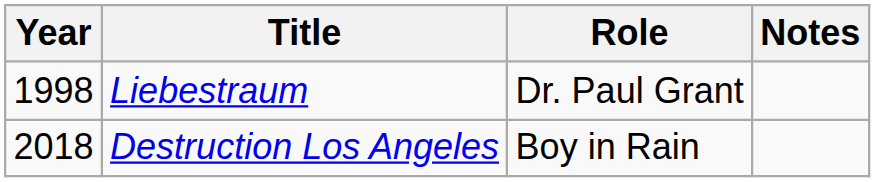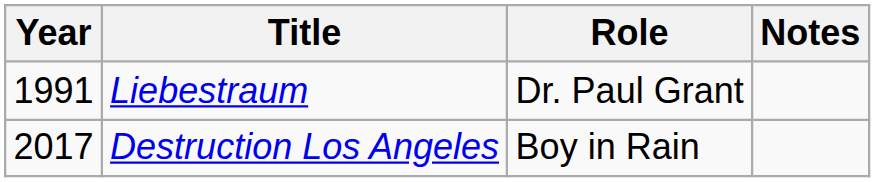(53, 90) 1998 -> (53, 90) 1991
(53, 147) 2018 -> (53, 147) 2017
